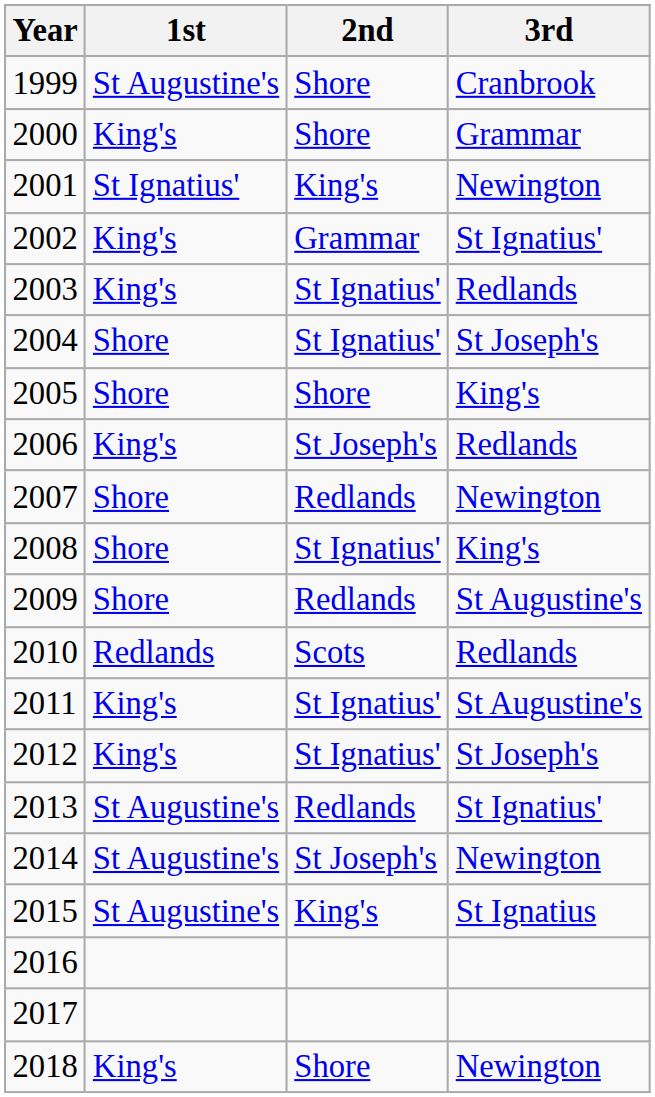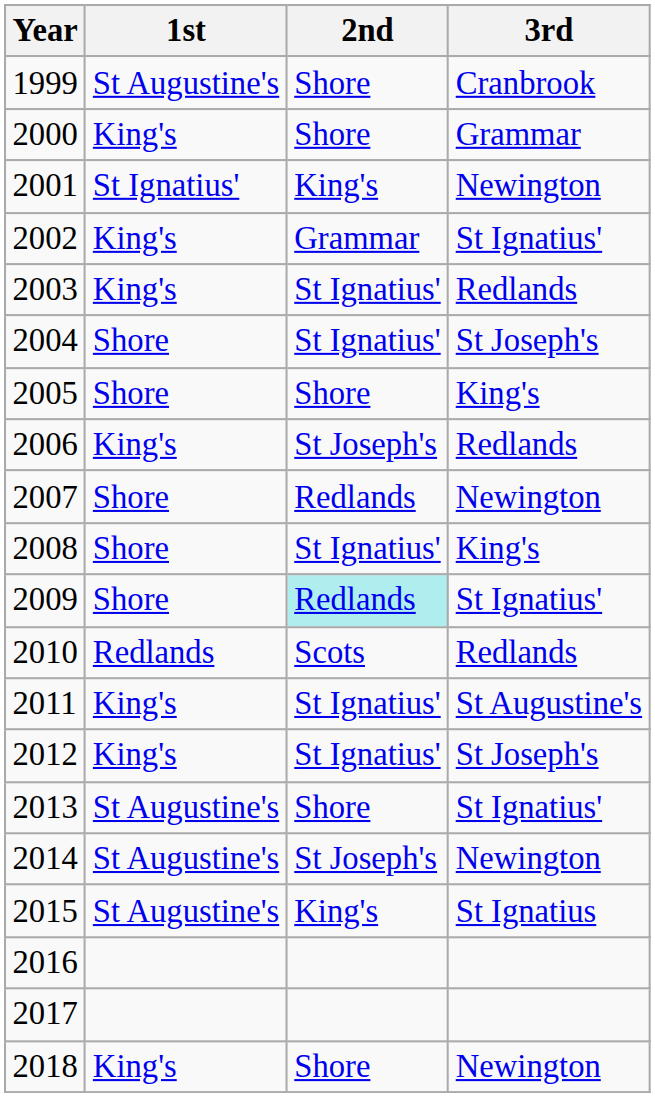(355, 599) no background -> (355, 599) paleturquoise background
(549, 599) St Augustine's -> (529, 599) St Ignatius'
(355, 806) Redlands -> (332, 806) Shore
